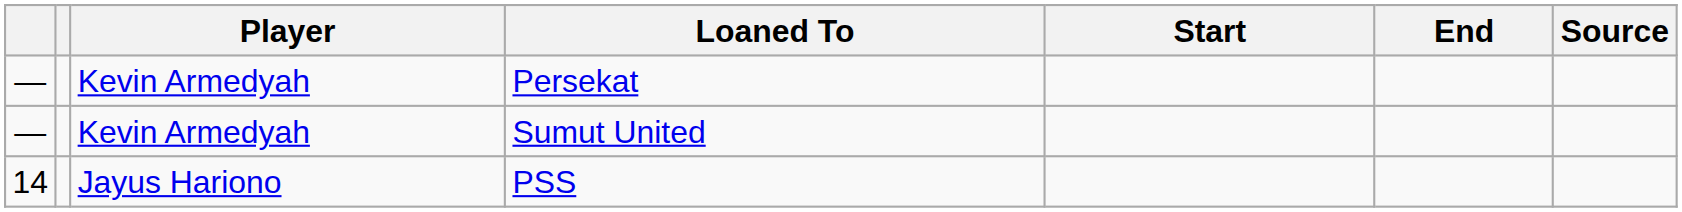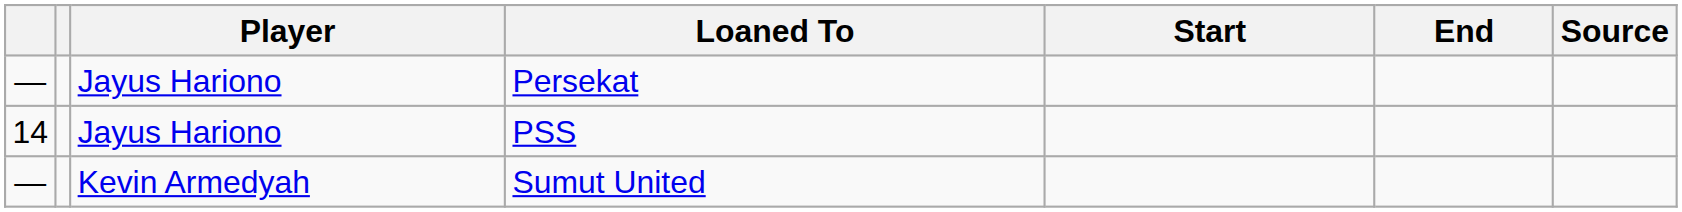(194, 81) Kevin Armedyah -> (180, 81) Jayus Hariono
rows swapped: (609, 132) <-> (544, 182)
